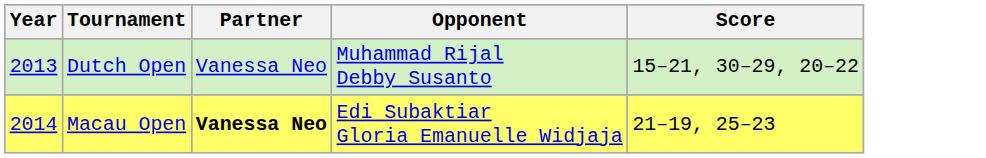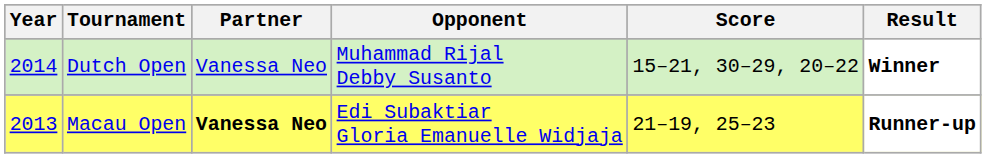+ column: (922, 21)
(34, 67) 2013 -> (34, 67) 2014
(34, 124) 2014 -> (34, 124) 2013
